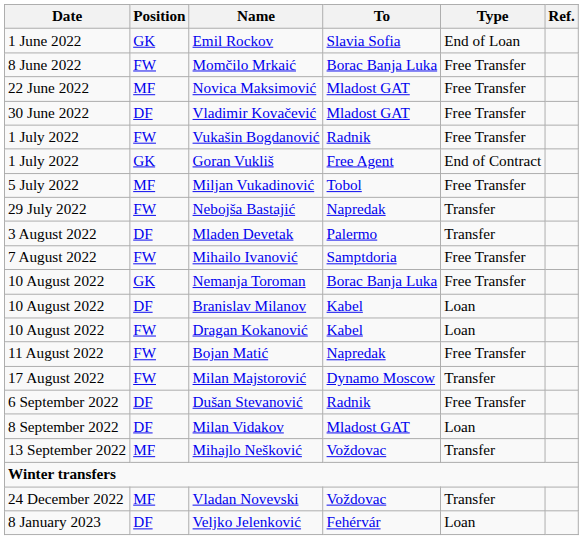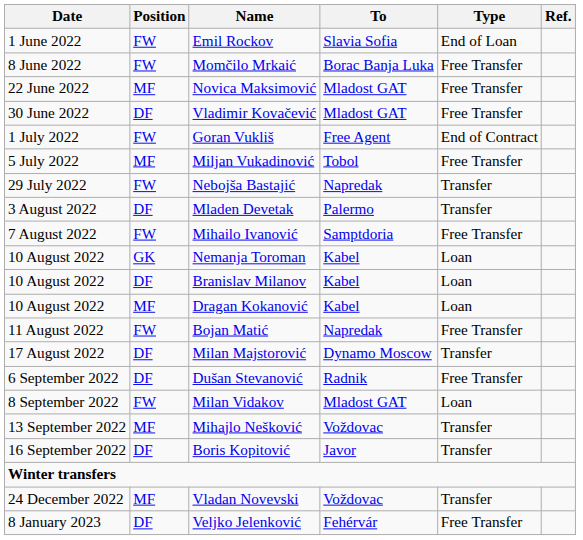(144, 40) GK -> (145, 40) FW
- row: (256, 137)
(144, 161) GK -> (145, 137) FW
(382, 281) Borac Banja Luka -> (341, 257) Kabel
(485, 281) Free Transfer -> (456, 257) Loan
(145, 329) FW -> (144, 305) MF
(145, 378) FW -> (143, 354) DF
(143, 426) DF -> (145, 402) FW
+ row: (241, 450)
(460, 522) Loan -> (482, 522) Free Transfer
